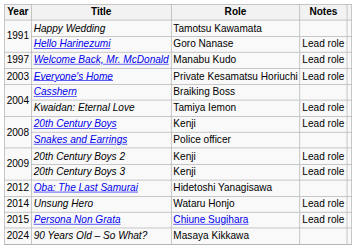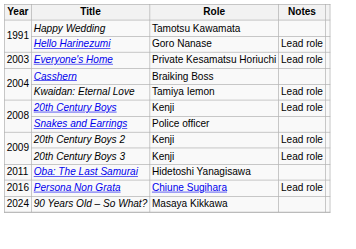- row: (101, 60)
(18, 188) 2012 -> (17, 172) 2011
- row: (63, 204)
(18, 220) 2015 -> (18, 188) 2016
